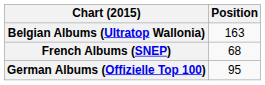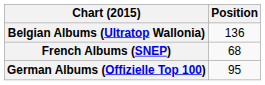(235, 32) 163 -> (235, 32) 136
